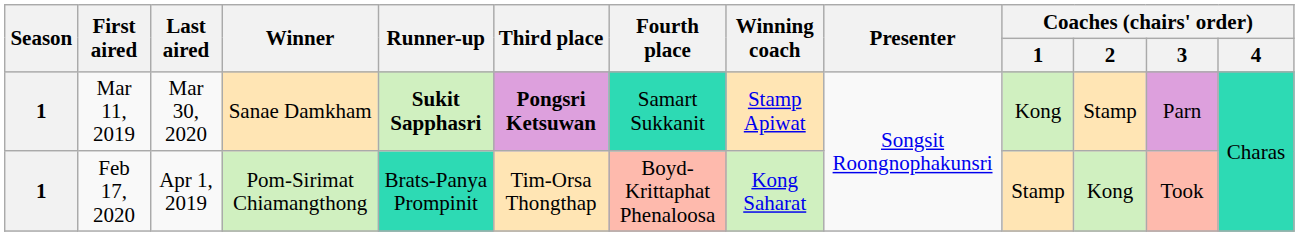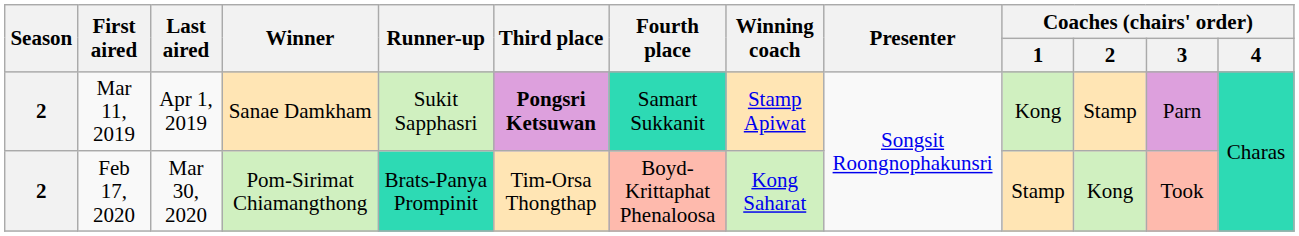(41, 112) 1 -> (41, 112) 2
(186, 112) Mar 30, 2020 -> (186, 112) Apr 1, 2019
(436, 112) bold -> (436, 112) normal
(41, 191) 1 -> (41, 191) 2
(186, 191) Apr 1, 2019 -> (186, 191) Mar 30, 2020
